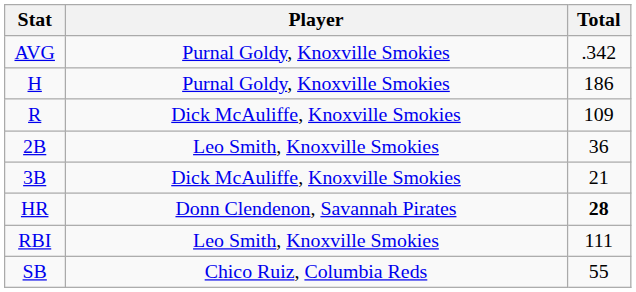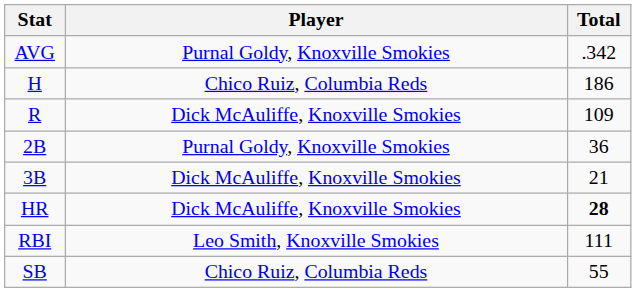(316, 83) Purnal Goldy, Knoxville Smokies -> (316, 83) Chico Ruiz, Columbia Reds
(316, 146) Leo Smith, Knoxville Smokies -> (316, 146) Purnal Goldy, Knoxville Smokies
(316, 209) Donn Clendenon, Savannah Pirates -> (316, 209) Dick McAuliffe, Knoxville Smokies
